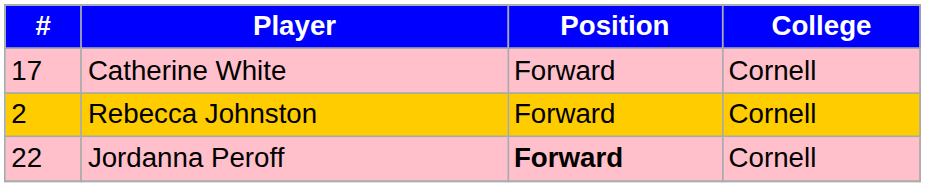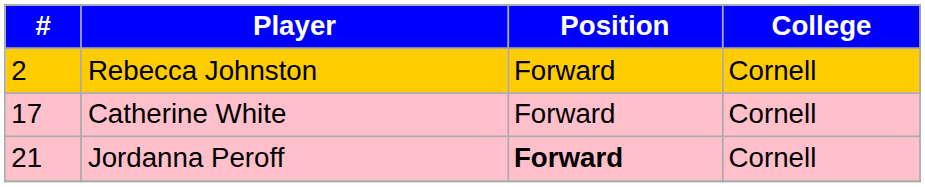rows swapped: (203, 114) <-> (187, 70)
(27, 158) 22 -> (27, 158) 21
